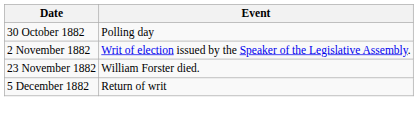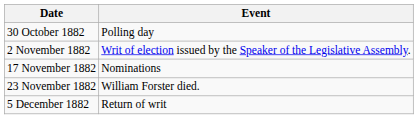+ row: (51, 68)
